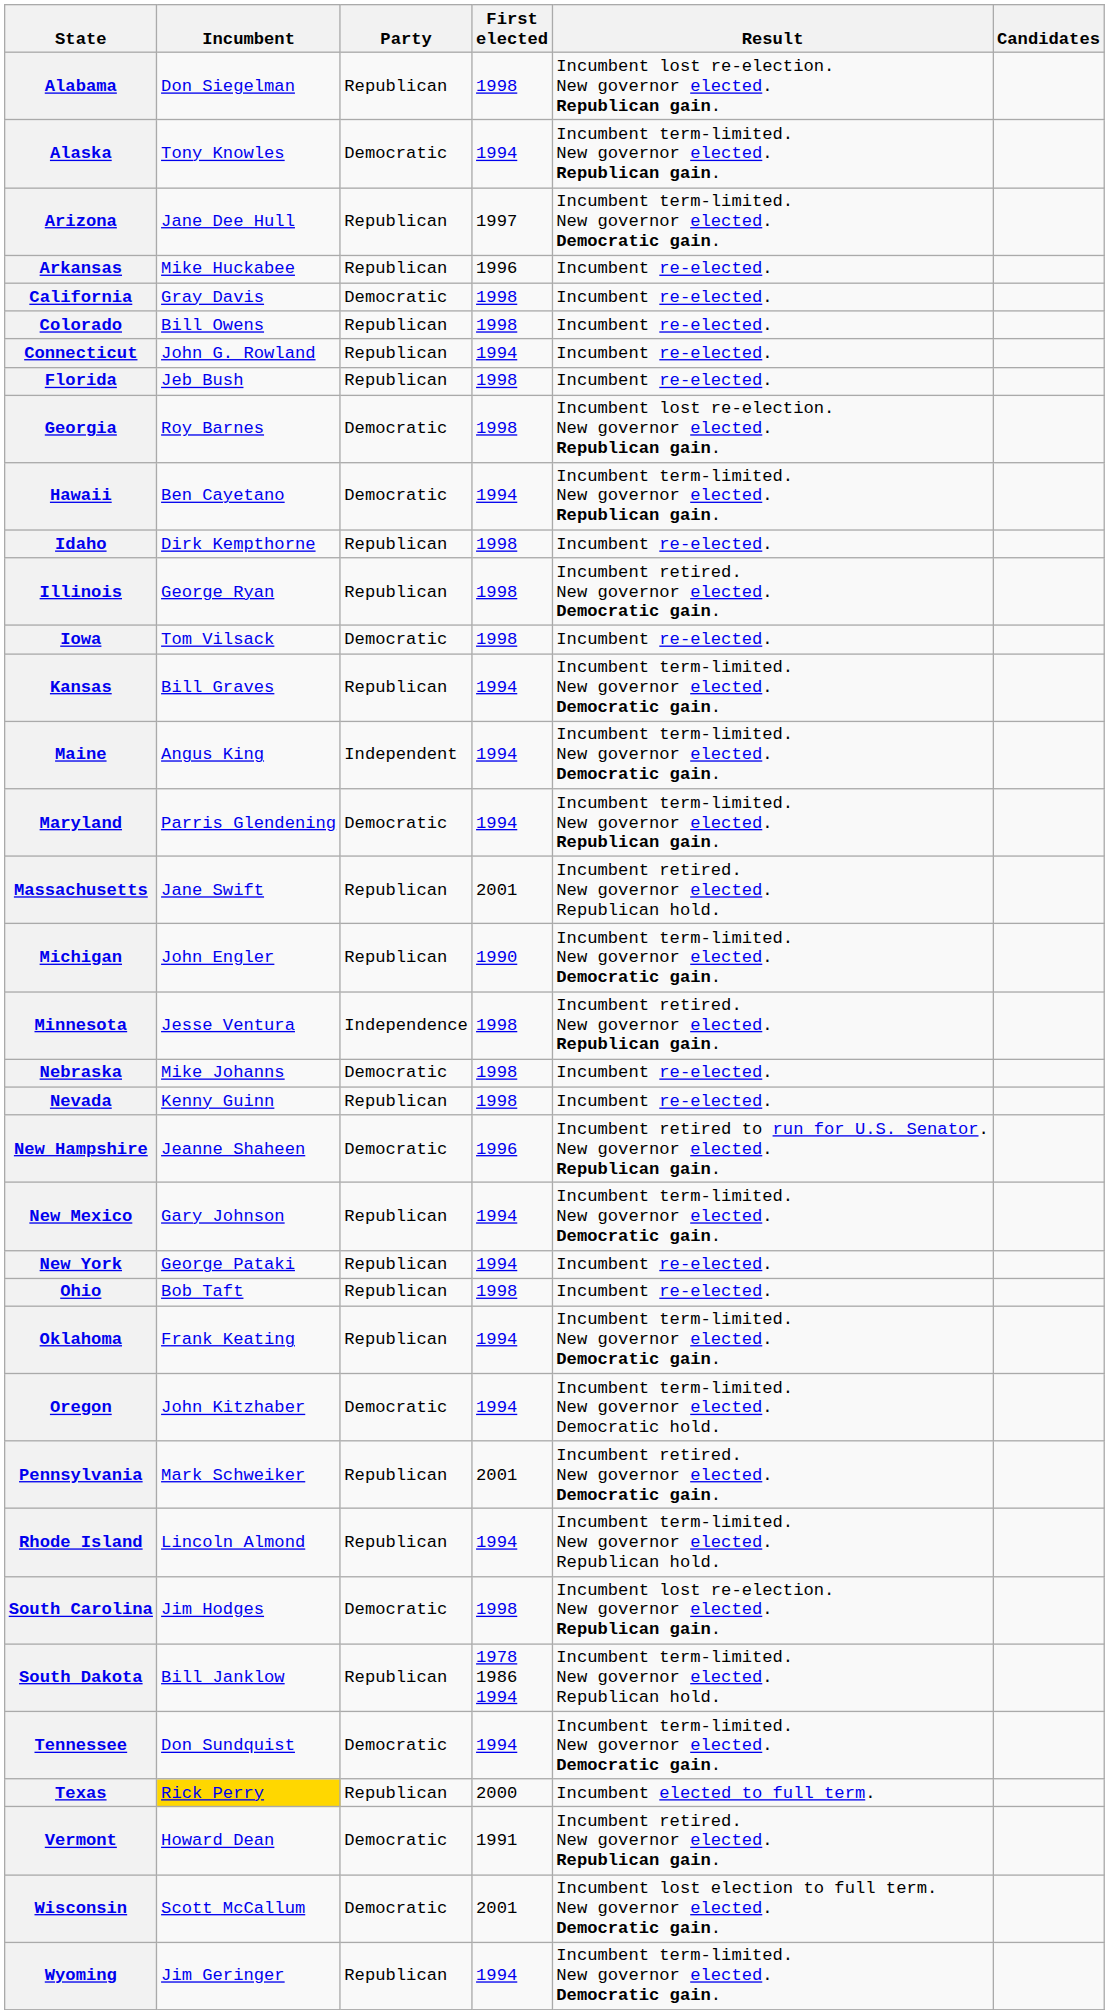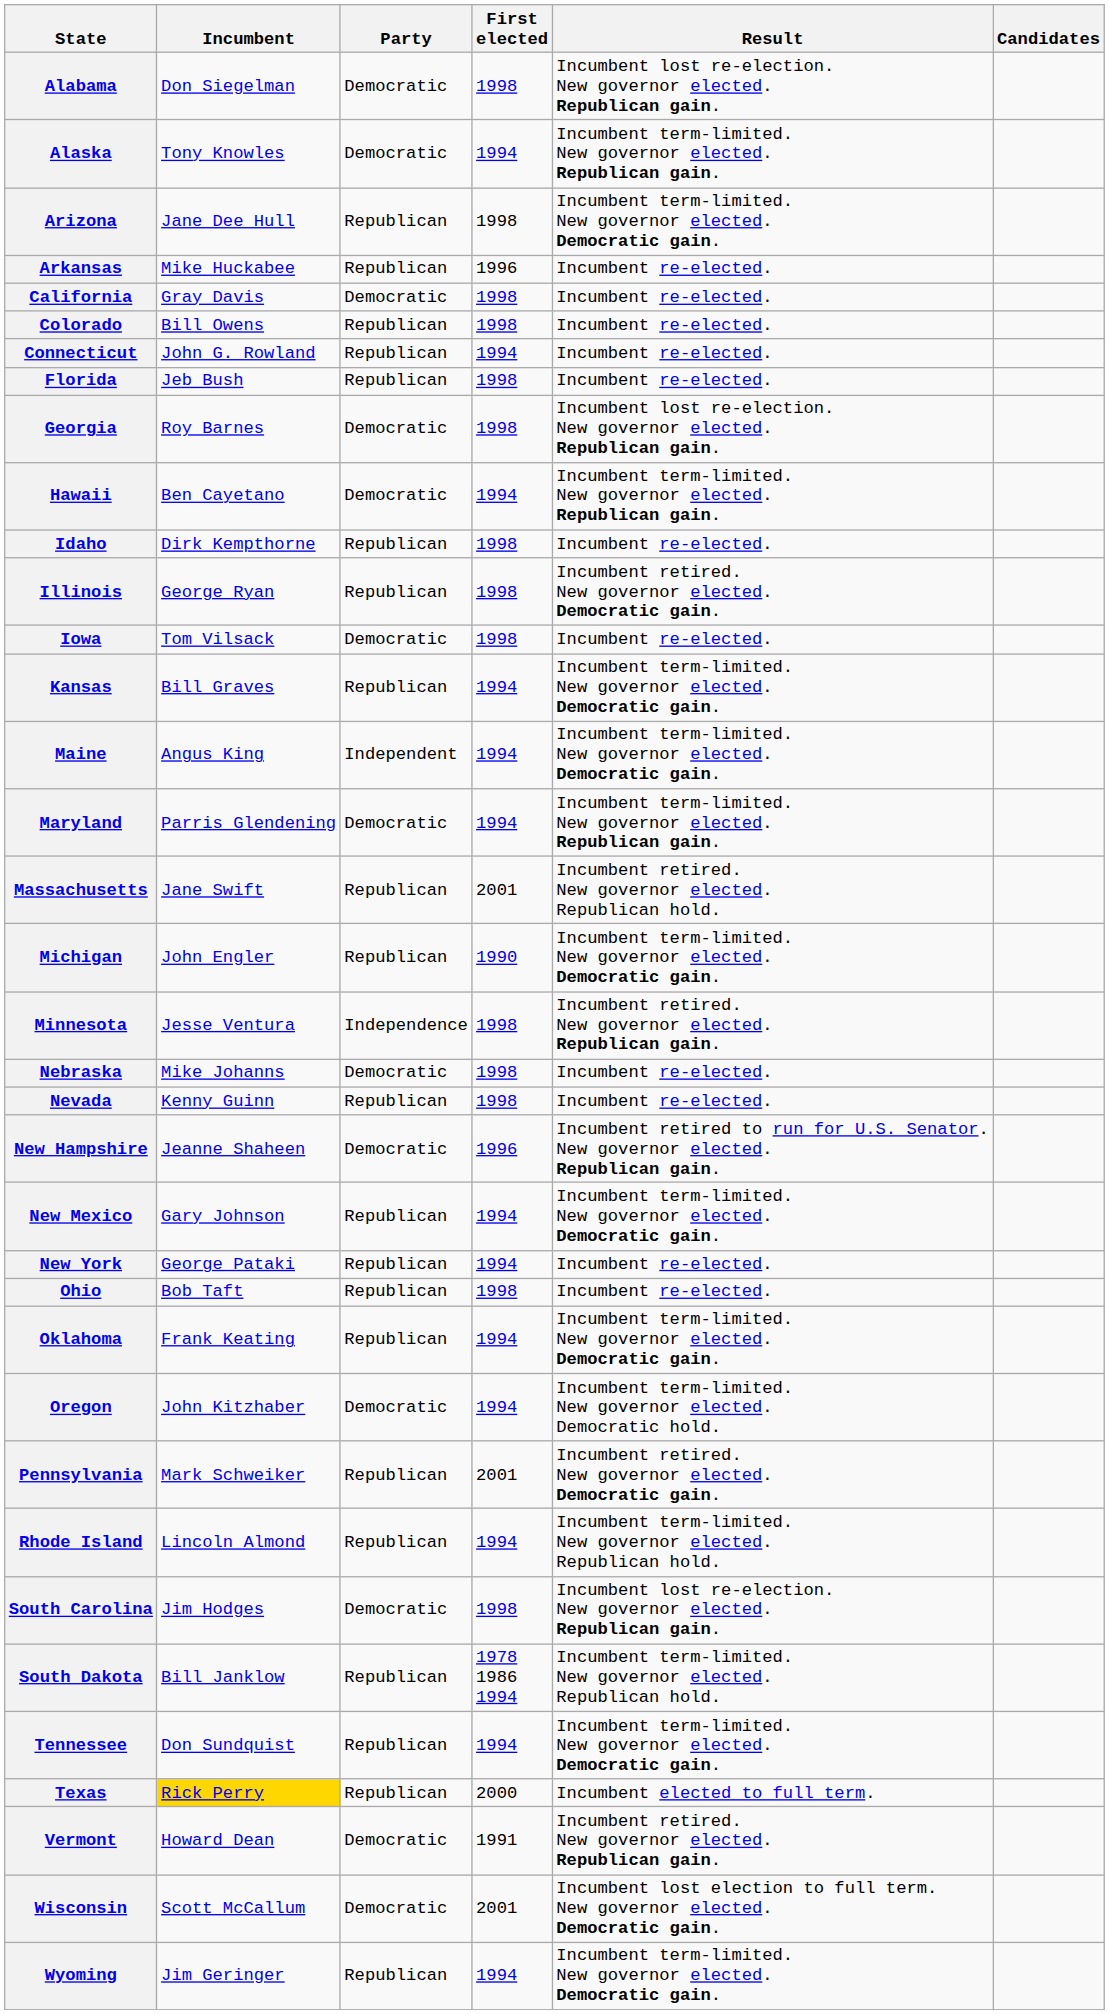(396, 86) Republican -> (396, 86) Democratic
(497, 221) 1997 -> (497, 221) 1998
(396, 1745) Democratic -> (396, 1745) Republican
